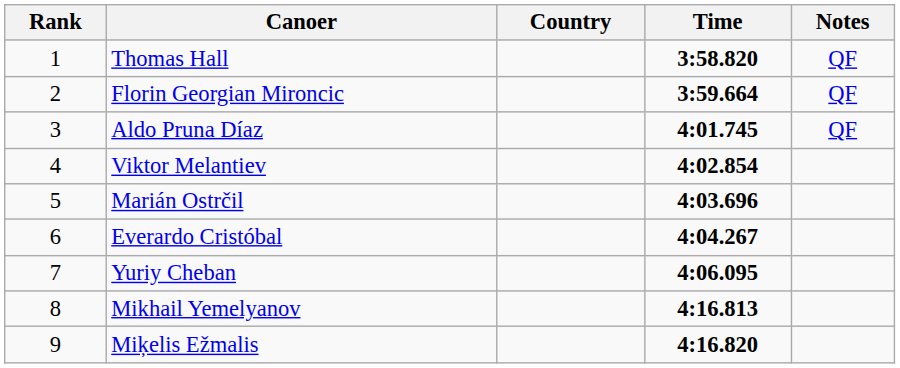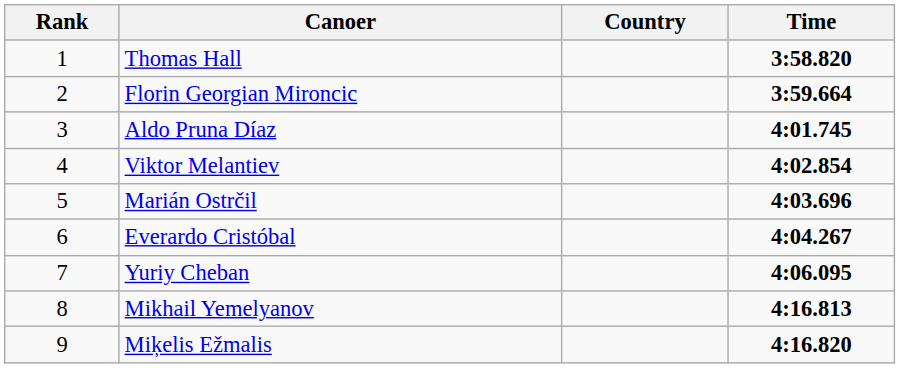- column: (843, 22)
